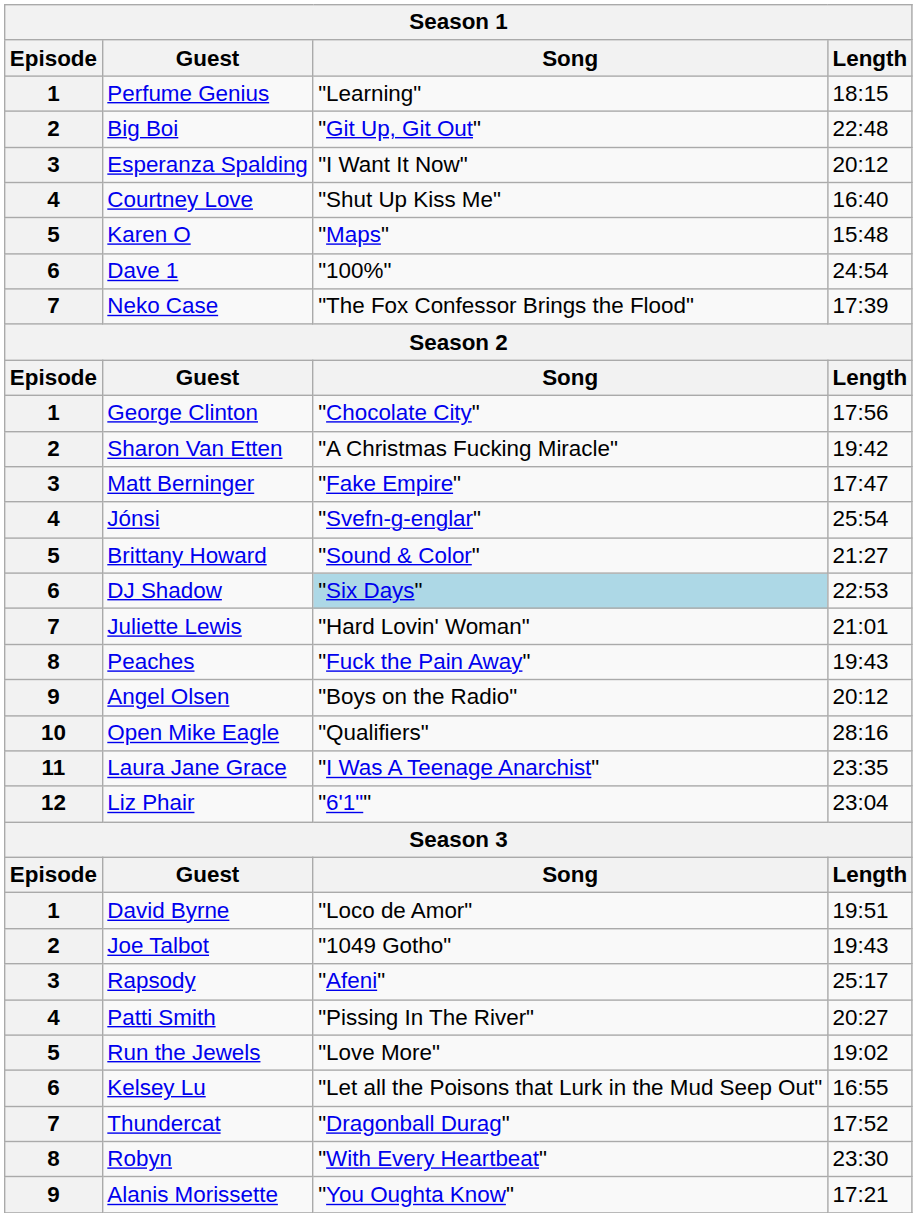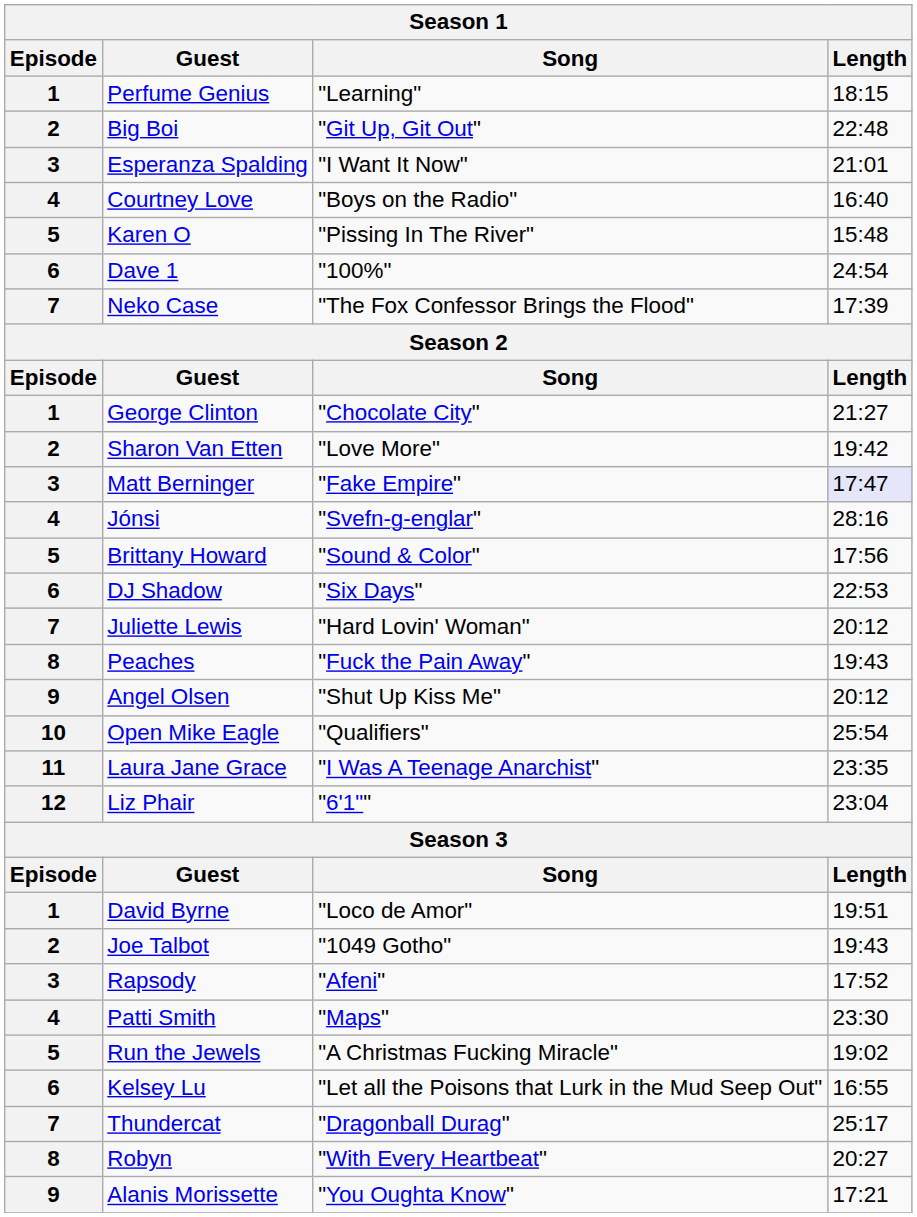(861, 164) 20:12 -> (861, 164) 21:01
(410, 199) "Shut Up Kiss Me" -> (418, 199) "Boys on the Radio"
(353, 235) "Maps" -> (426, 235) "Pissing In The River"
(861, 413) 17:56 -> (861, 413) 21:27
(468, 448) "A Christmas Fucking Miracle" -> (379, 448) "Love More"
(861, 484) no background -> (861, 484) lavender background
(861, 519) 25:54 -> (861, 519) 28:16
(861, 555) 21:27 -> (861, 555) 17:56
(370, 590) lightblue background -> (370, 590) no background
(861, 626) 21:01 -> (861, 626) 20:12
(418, 697) "Boys on the Radio" -> (410, 697) "Shut Up Kiss Me"
(861, 732) 28:16 -> (861, 732) 25:54
(861, 981) 25:17 -> (861, 981) 17:52
(426, 1016) "Pissing In The River" -> (353, 1016) "Maps"
(861, 1016) 20:27 -> (861, 1016) 23:30
(379, 1052) "Love More" -> (468, 1052) "A Christmas Fucking Miracle"
(861, 1123) 17:52 -> (861, 1123) 25:17
(861, 1159) 23:30 -> (861, 1159) 20:27
